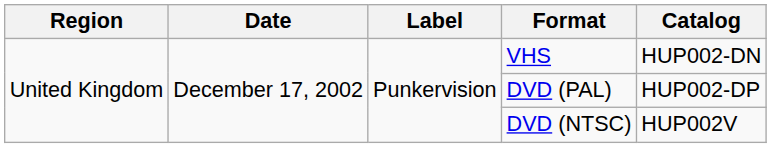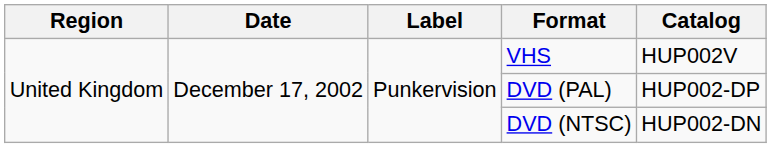(701, 55) HUP002-DN -> (689, 55) HUP002V
(689, 124) HUP002V -> (701, 124) HUP002-DN
